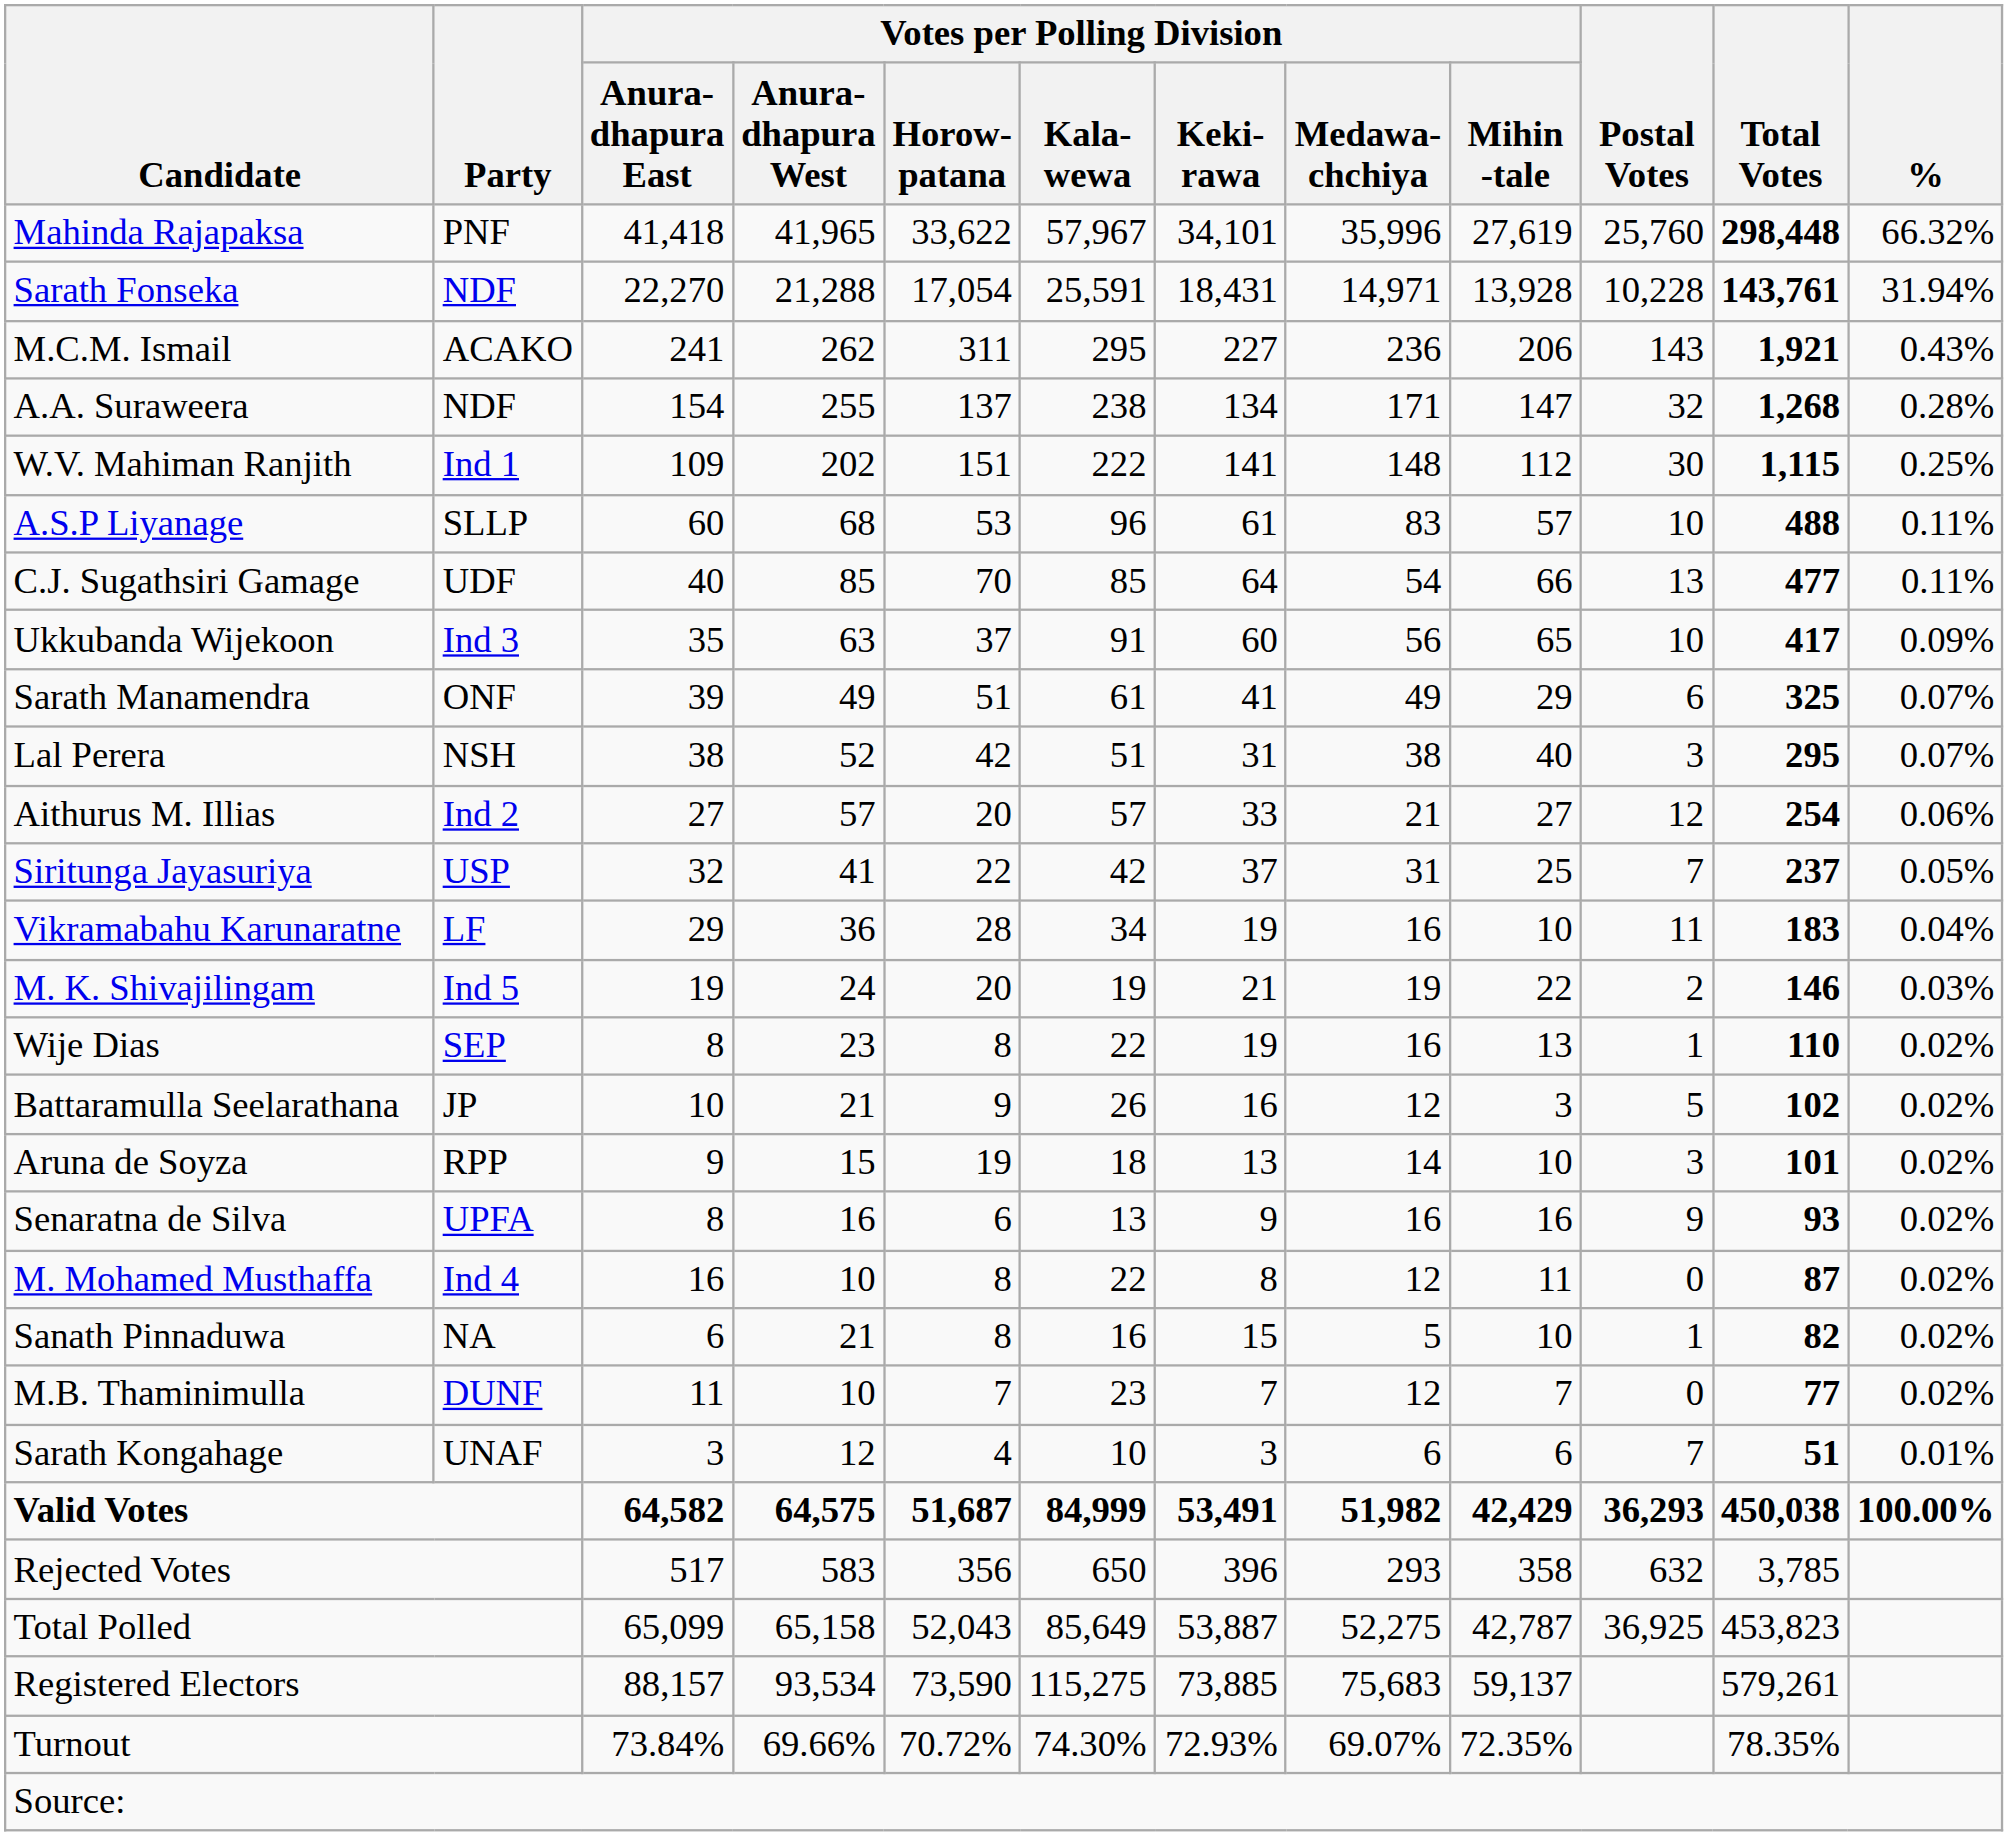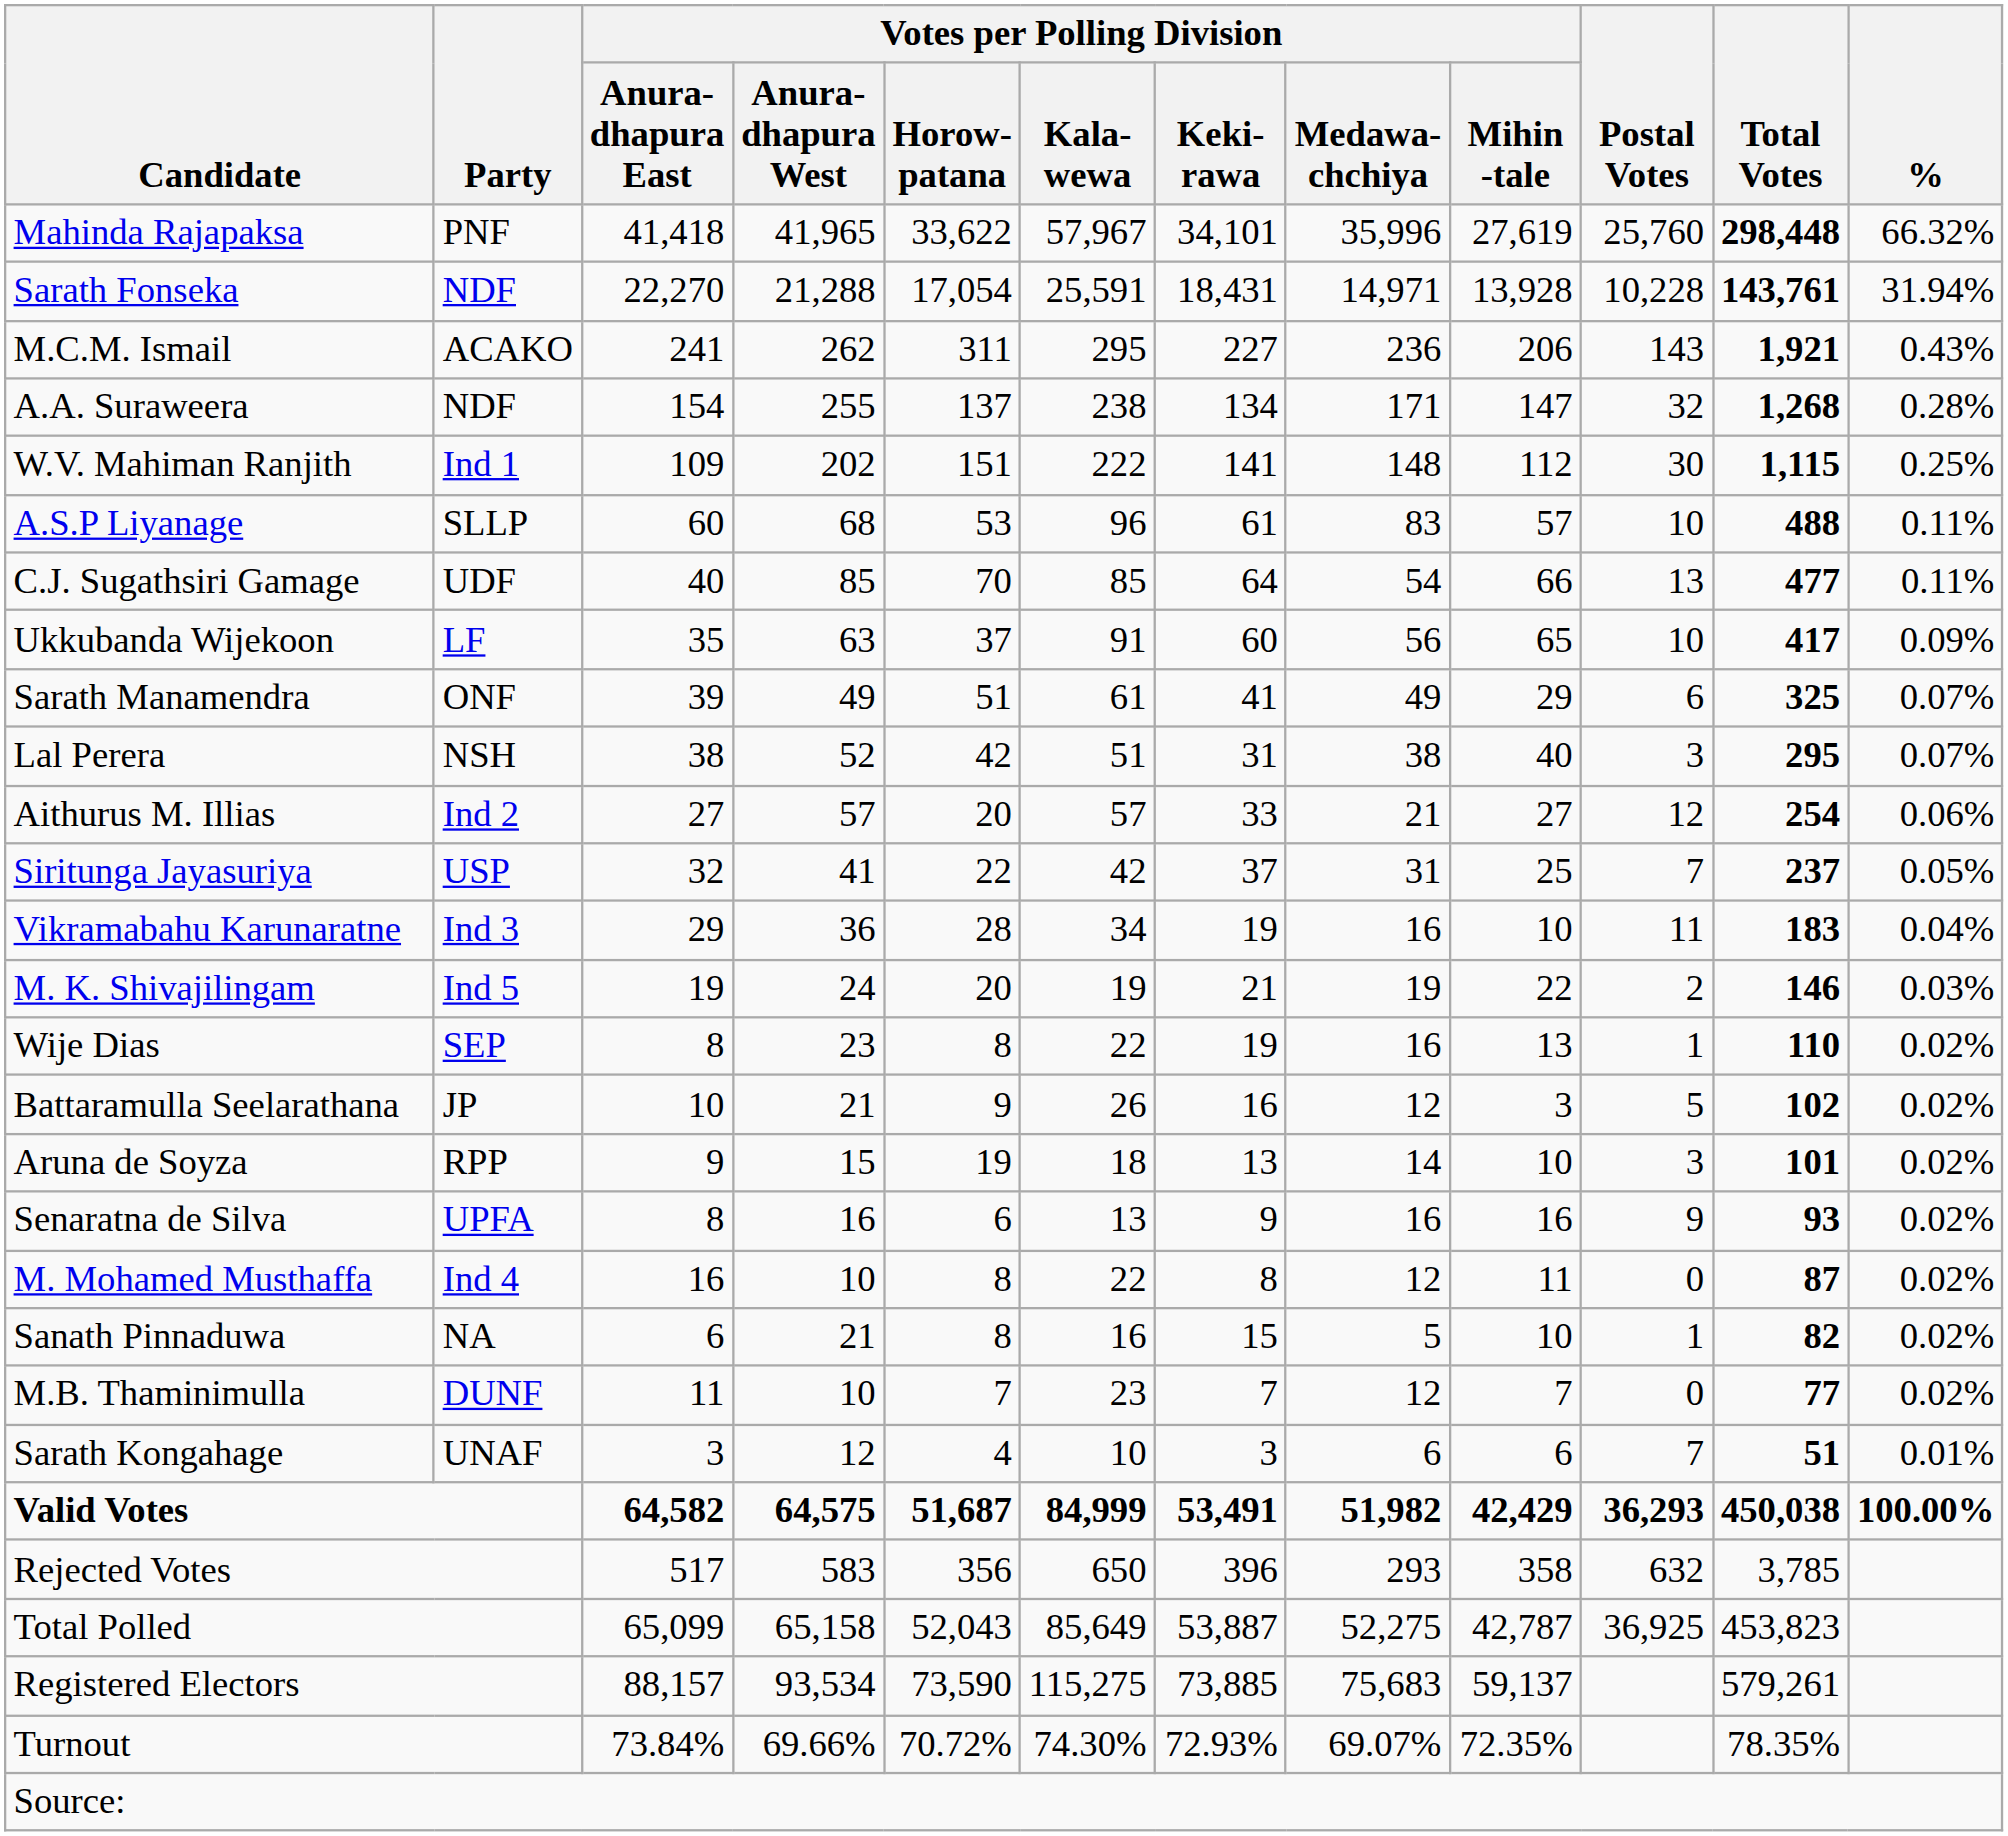(481, 638) Ind 3 -> (464, 638) LF
(464, 929) LF -> (481, 929) Ind 3
